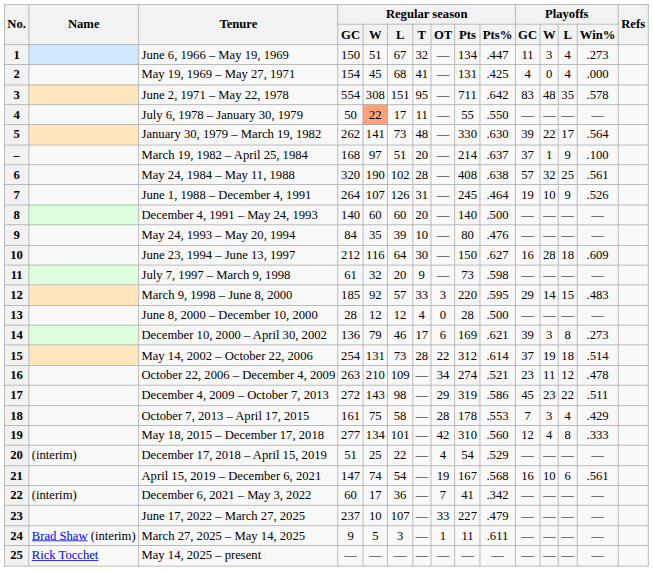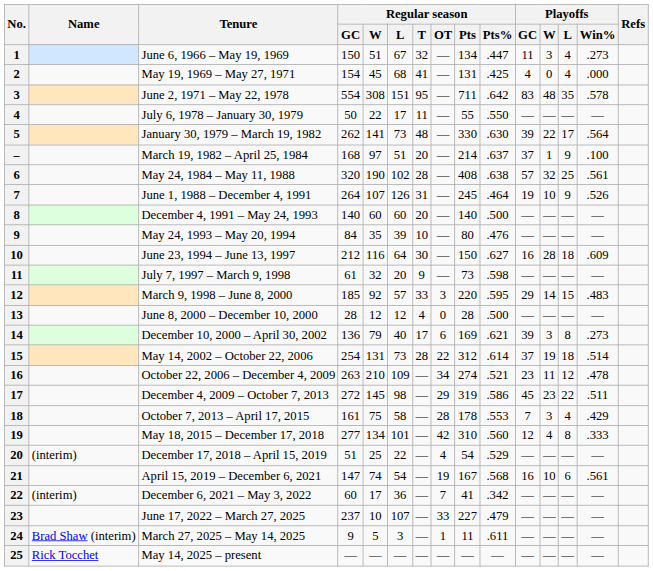(375, 114) lightsalmon background -> (375, 114) no background
(400, 335) 46 -> (400, 335) 40
(375, 395) 143 -> (375, 395) 145
